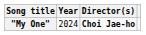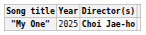(68, 24) 2024 -> (68, 24) 2025
